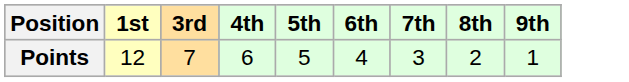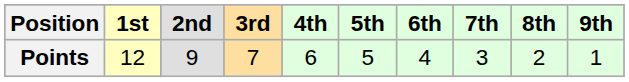+ column: (192, 22)
